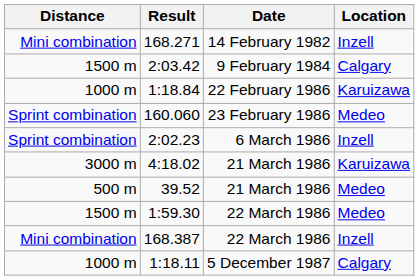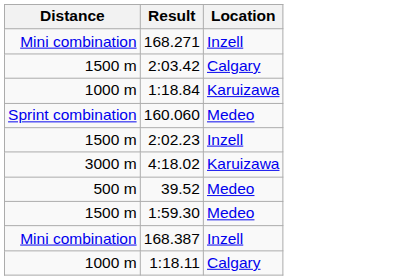- column: (269, 16)
(72, 139) Sprint combination -> (111, 139) 1500 m
